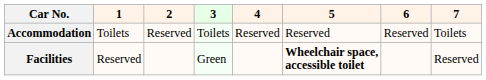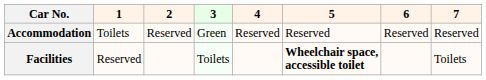(213, 33) Toilets -> (212, 33) Green
(450, 33) Toilets -> (456, 33) Reserved
(212, 58) Green -> (213, 58) Toilets
(456, 58) Reserved -> (450, 58) Toilets
